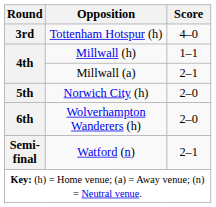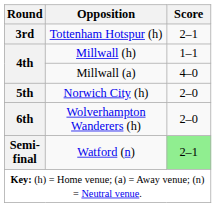(189, 34) 4–0 -> (189, 34) 2–1
(189, 73) 2–1 -> (189, 73) 4–0
(189, 152) no background -> (189, 152) lightgreen background
